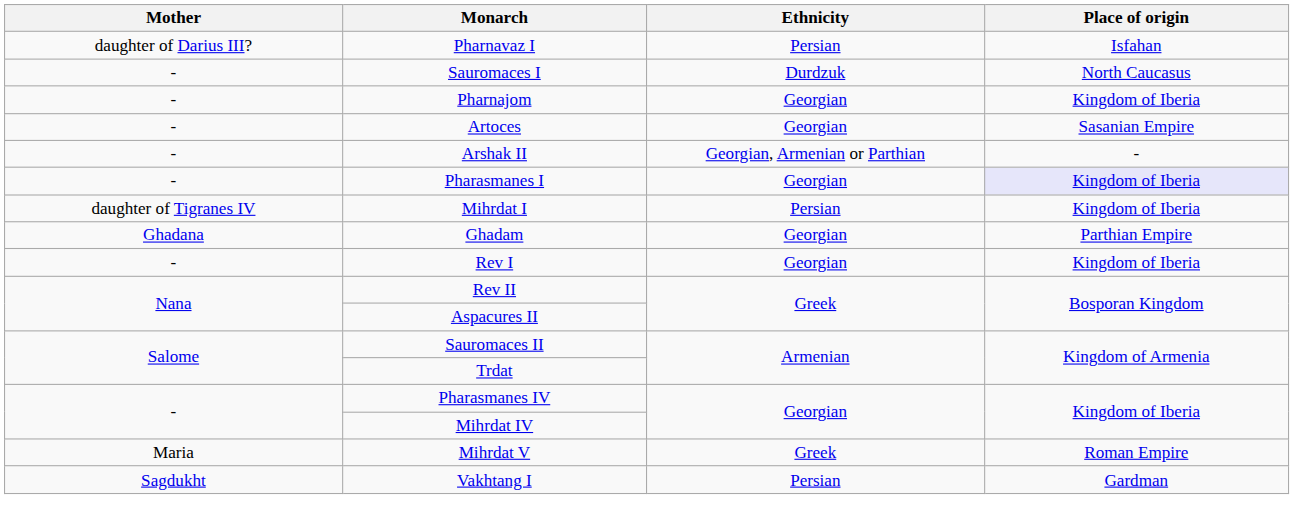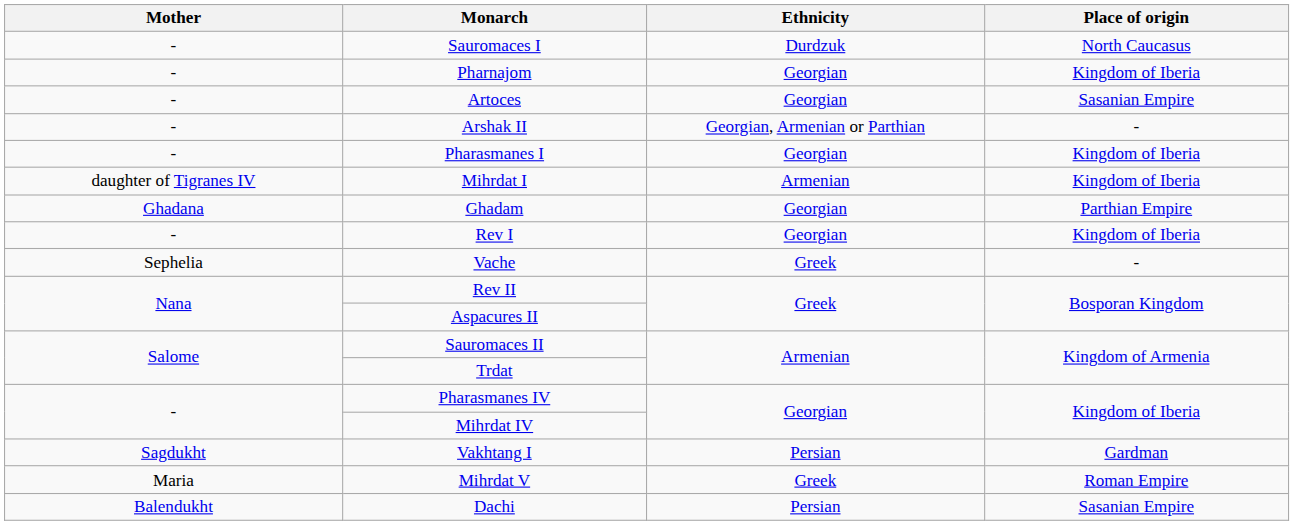- row: (494, 45)
(1136, 180) lavender background -> (1136, 153) no background
(815, 208) Persian -> (815, 180) Armenian
+ row: (494, 262)
rows swapped: (494, 452) <-> (494, 479)
+ row: (494, 506)
